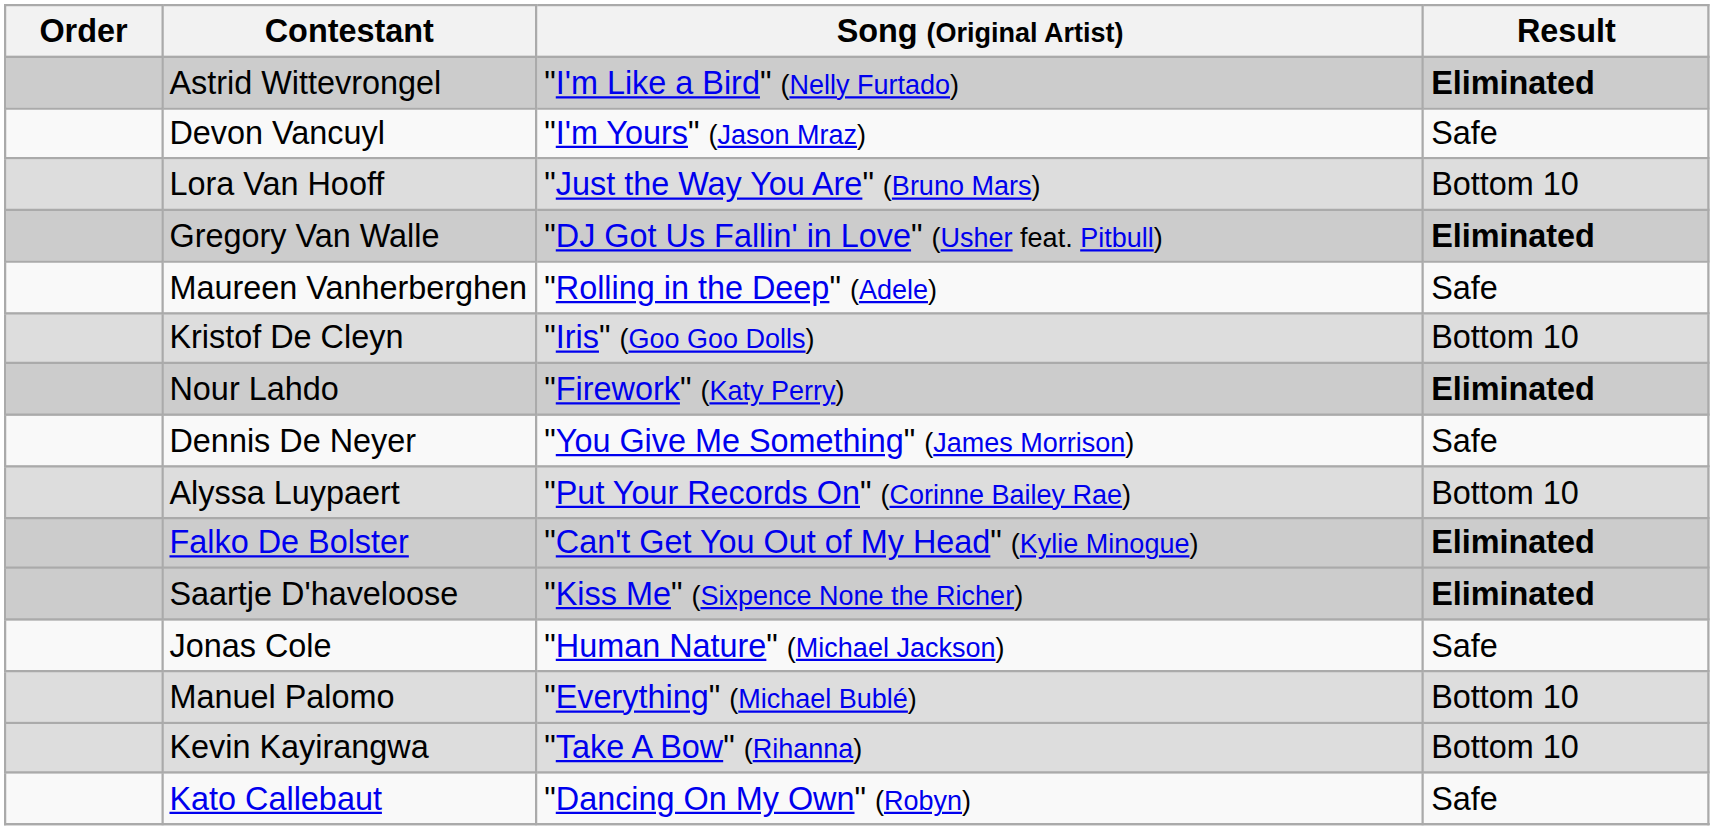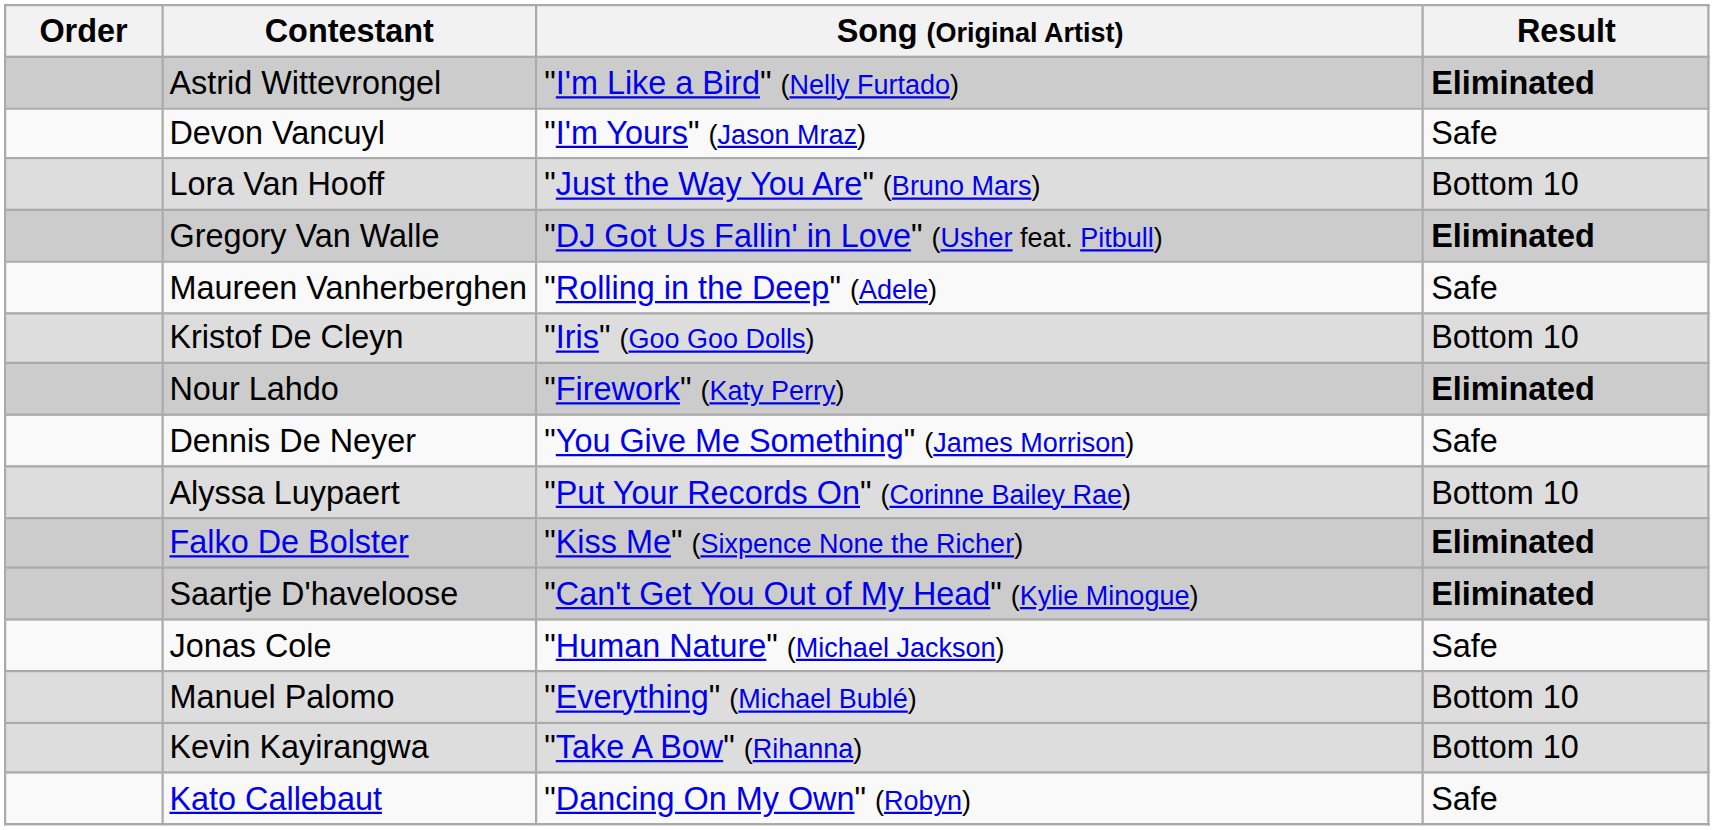(871, 543) "Can't Get You Out of My Head" (Kylie Minogue) -> (784, 543) "Kiss Me" (Sixpence None the Richer)
(784, 594) "Kiss Me" (Sixpence None the Richer) -> (871, 594) "Can't Get You Out of My Head" (Kylie Minogue)
